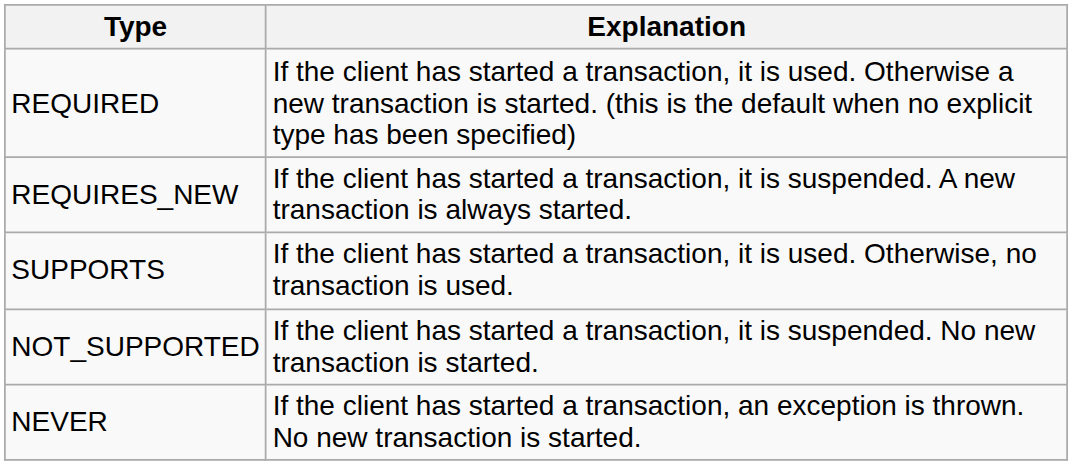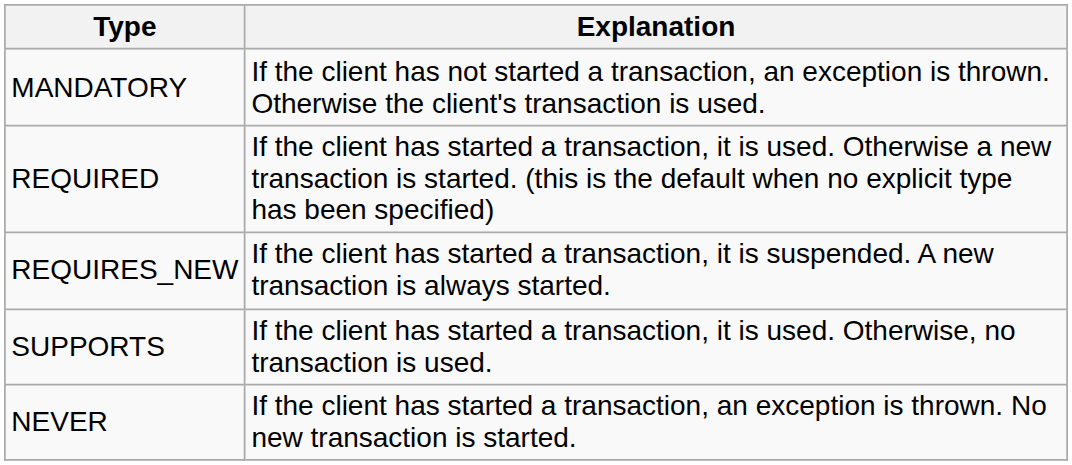+ row: (99, 86)
- row: (136, 346)
